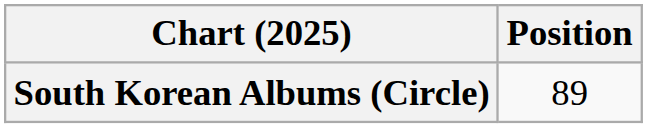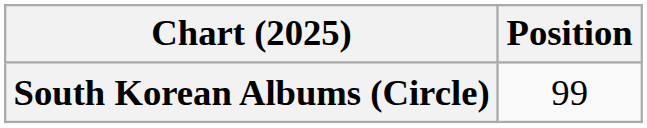(570, 91) 89 -> (570, 91) 99
